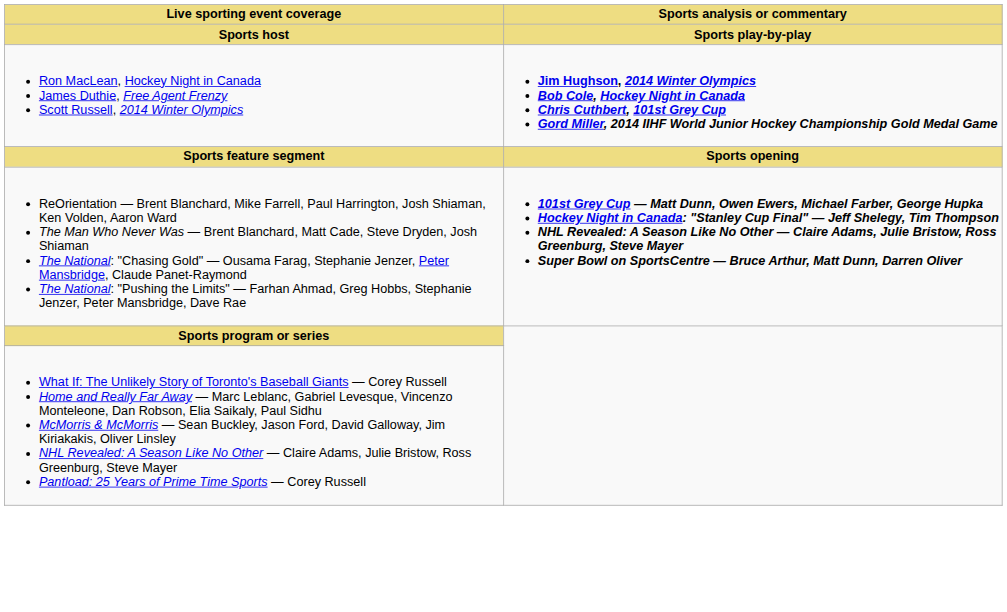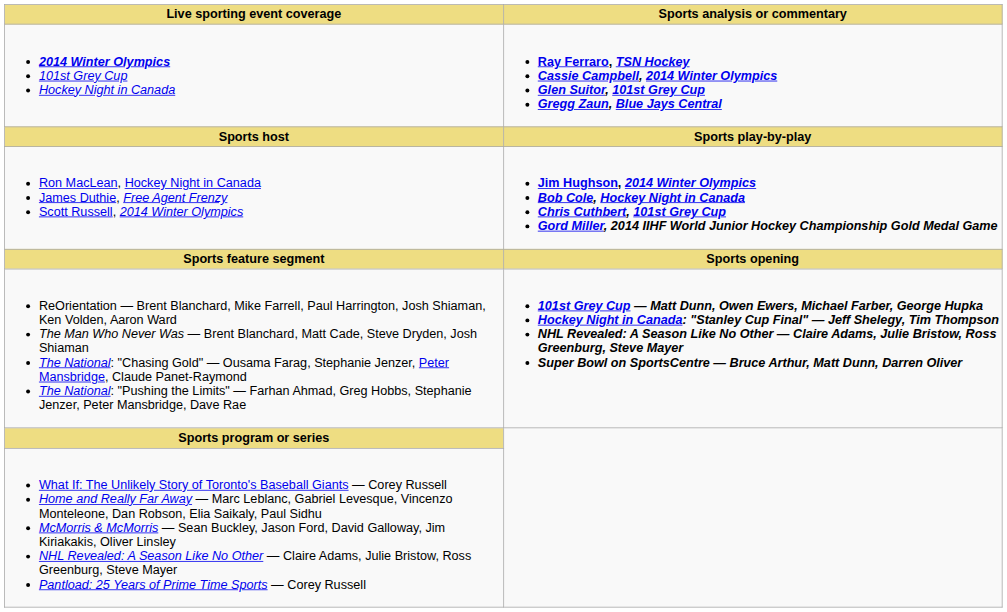+ row: (254, 76)
